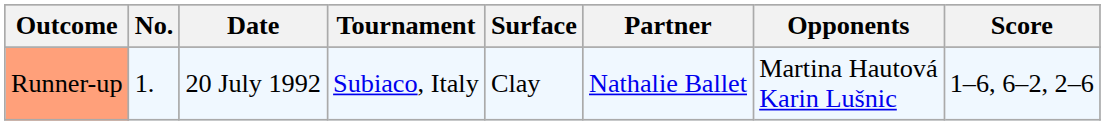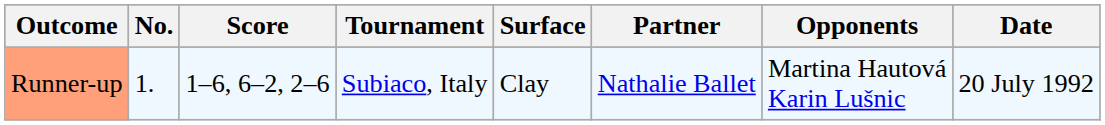columns swapped: (253, 25) <-> (1022, 25)
